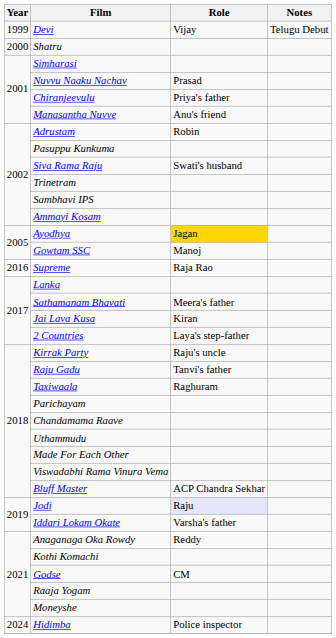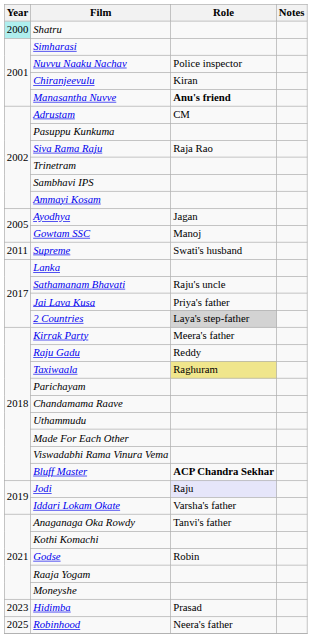- row: (43, 30)
(18, 47) no background -> (18, 30) paleturquoise background
(188, 81) Prasad -> (208, 64) Police inspector
(201, 98) Priya's father -> (185, 81) Kiran
(200, 115) normal -> (202, 98) bold
(186, 132) Robin -> (182, 115) CM
(208, 166) Swati's husband -> (193, 149) Raja Rao
(185, 234) gold background -> (185, 217) no background
(18, 268) 2016 -> (17, 251) 2011
(193, 268) Raja Rao -> (208, 251) Swati's husband
(204, 302) Meera's father -> (199, 285) Raju's uncle
(185, 319) Kiran -> (201, 302) Priya's father
(211, 336) no background -> (211, 319) lightgrey background
(199, 353) Raju's uncle -> (204, 336) Meera's father
(202, 370) Tanvi's father -> (187, 353) Reddy
(196, 387) no background -> (196, 370) khaki background
(219, 489) normal -> (224, 472) bold
(187, 540) Reddy -> (202, 523) Tanvi's father
(182, 574) CM -> (186, 557) Robin
(18, 625) 2024 -> (18, 608) 2023
(208, 625) Police inspector -> (188, 608) Prasad
+ row: (57, 625)
